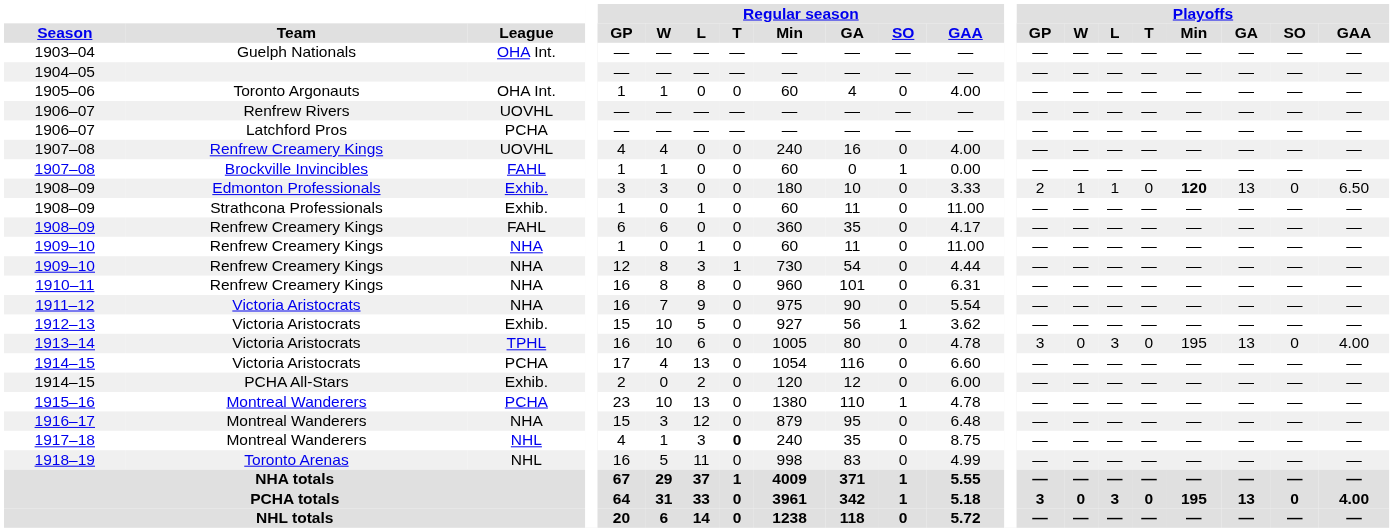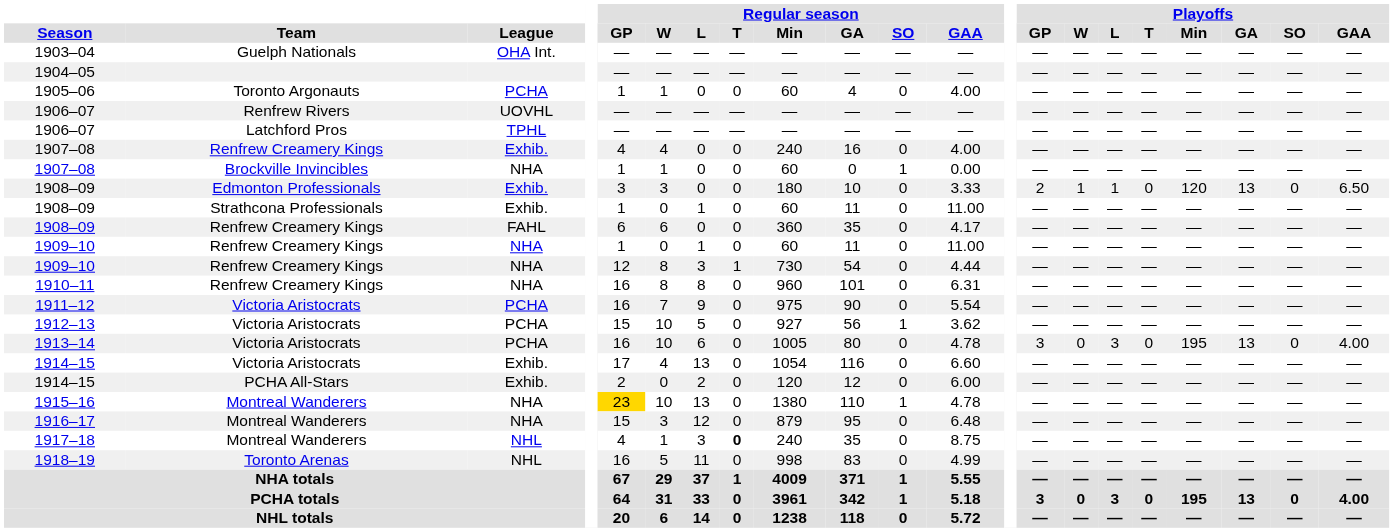(526, 91) OHA Int. -> (526, 91) PCHA
(526, 130) PCHA -> (526, 130) TPHL
(526, 149) UOVHL -> (526, 149) Exhib.
(526, 168) FAHL -> (526, 168) NHA
(1194, 188) bold -> (1194, 188) normal
(526, 304) NHA -> (526, 304) PCHA
(526, 324) Exhib. -> (526, 324) PCHA
(526, 343) TPHL -> (526, 343) PCHA
(526, 362) PCHA -> (526, 362) Exhib.
(526, 401) PCHA -> (526, 401) NHA
(621, 401) no background -> (621, 401) gold background
